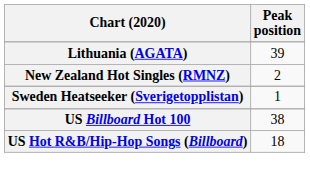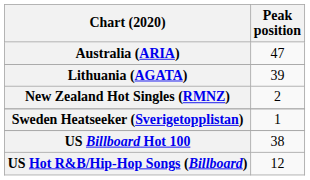+ row: (128, 53)
(277, 141) 18 -> (277, 163) 12
